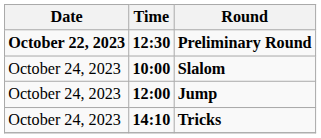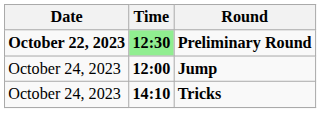(151, 42) no background -> (151, 42) lightgreen background
- row: (201, 68)
